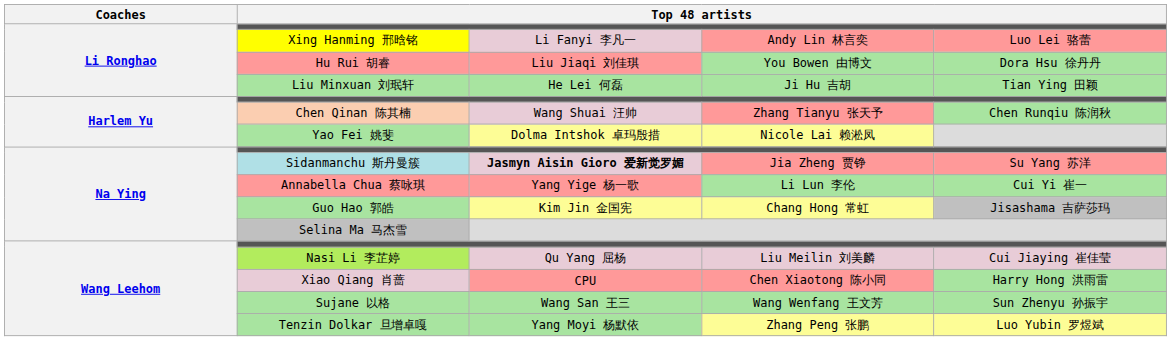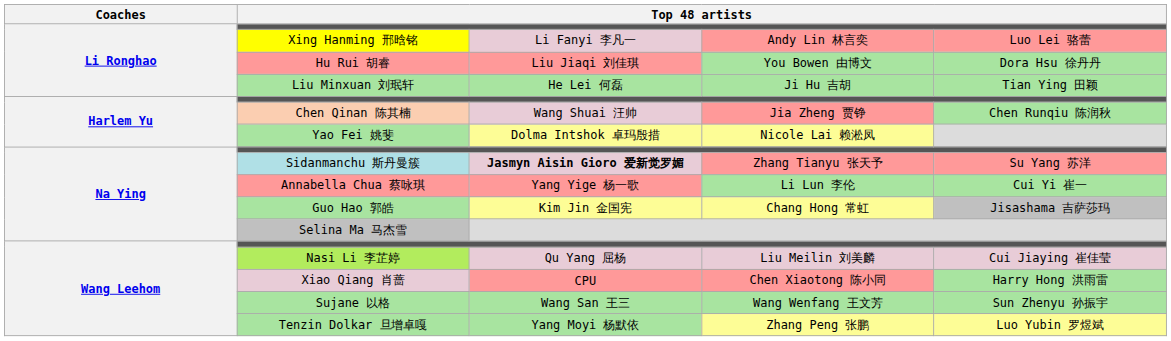(818, 113) Zhang Tianyu 张天予 -> (818, 113) Jia Zheng 贾铮
(818, 163) Jia Zheng 贾铮 -> (818, 163) Zhang Tianyu 张天予
